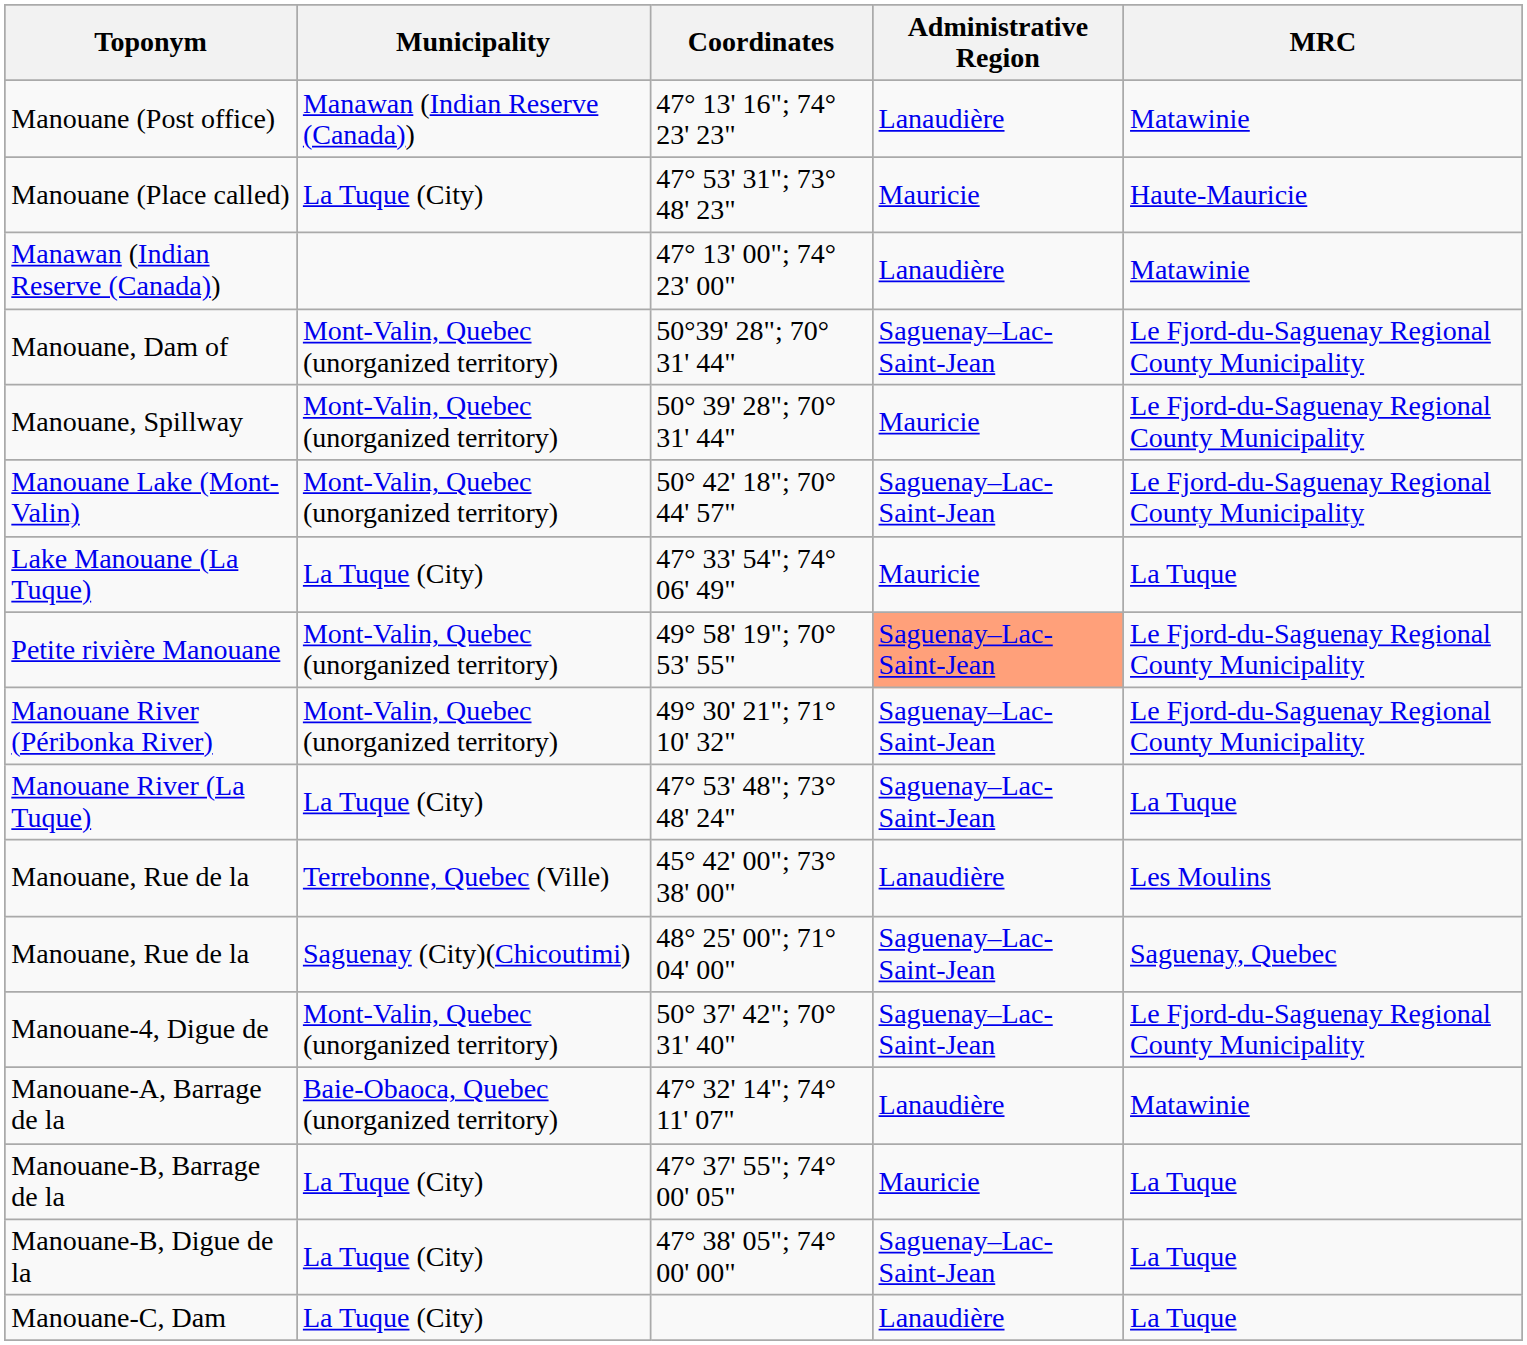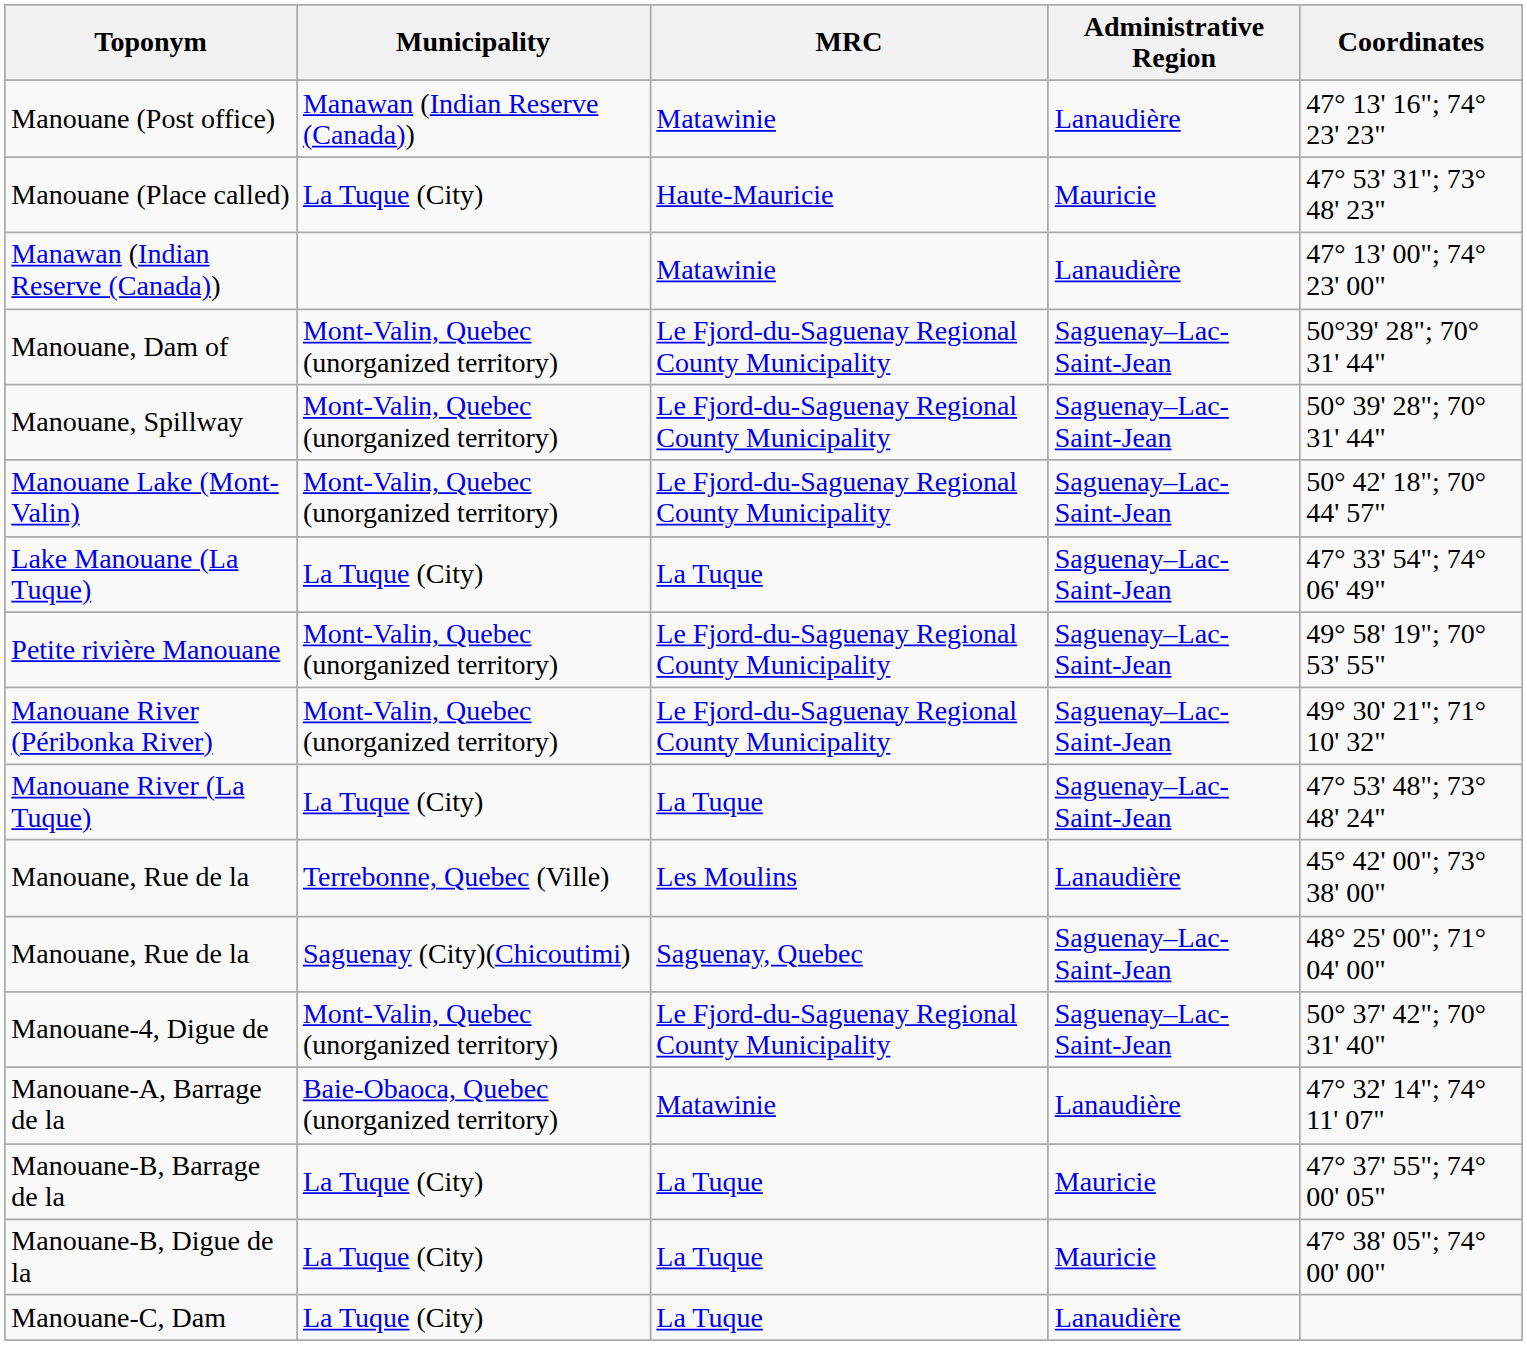columns swapped: (1323, 42) <-> (761, 42)
(929, 421) Mauricie -> (1142, 421) Saguenay–Lac-Saint-Jean
(929, 573) Mauricie -> (1142, 573) Saguenay–Lac-Saint-Jean
(966, 649) lightsalmon background -> (1142, 649) no background
(966, 1256) Saguenay–Lac-Saint-Jean -> (1105, 1256) Mauricie
